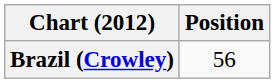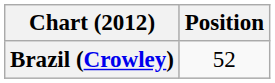(224, 59) 56 -> (224, 59) 52
